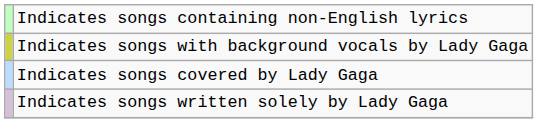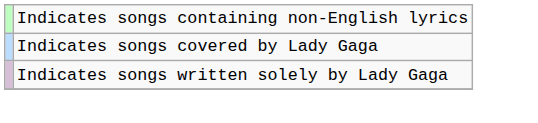- row: (273, 47)
